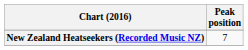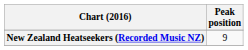(225, 38) 7 -> (225, 38) 9
